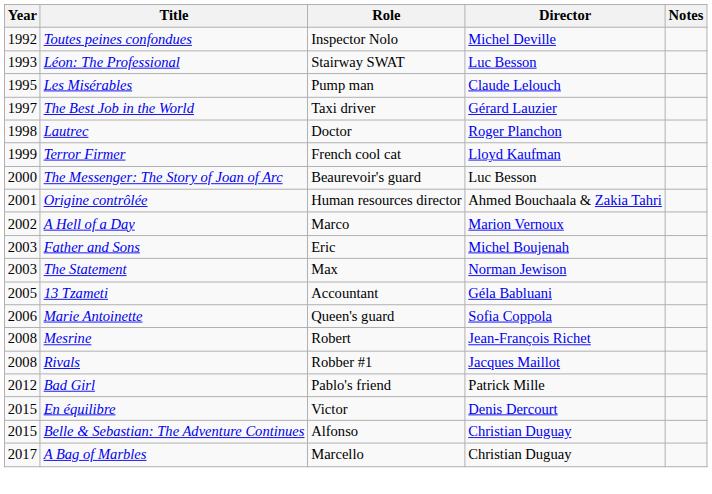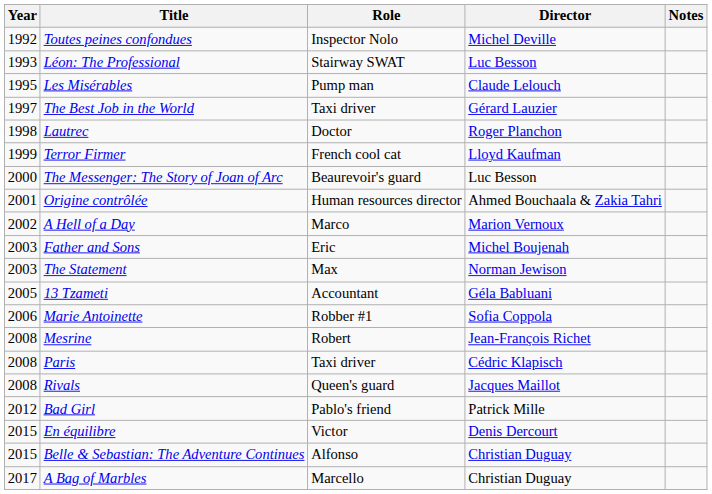(353, 316) Queen's guard -> (342, 316) Robber #1
+ row: (59, 362)
(342, 362) Robber #1 -> (353, 385) Queen's guard
